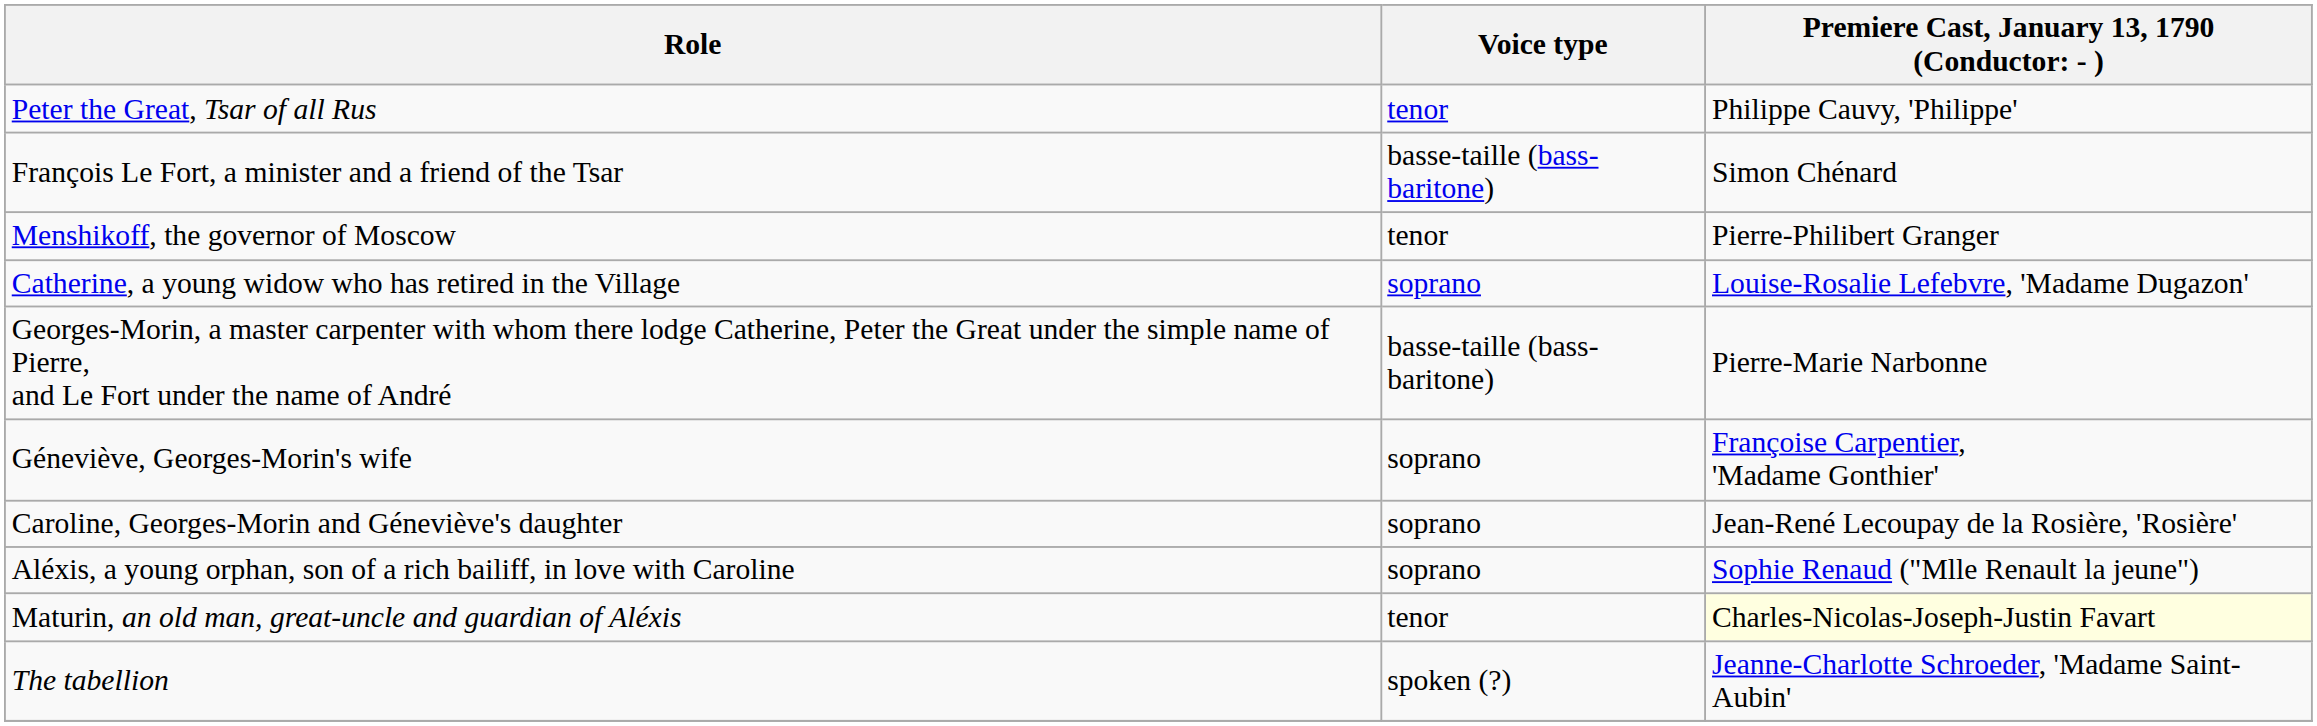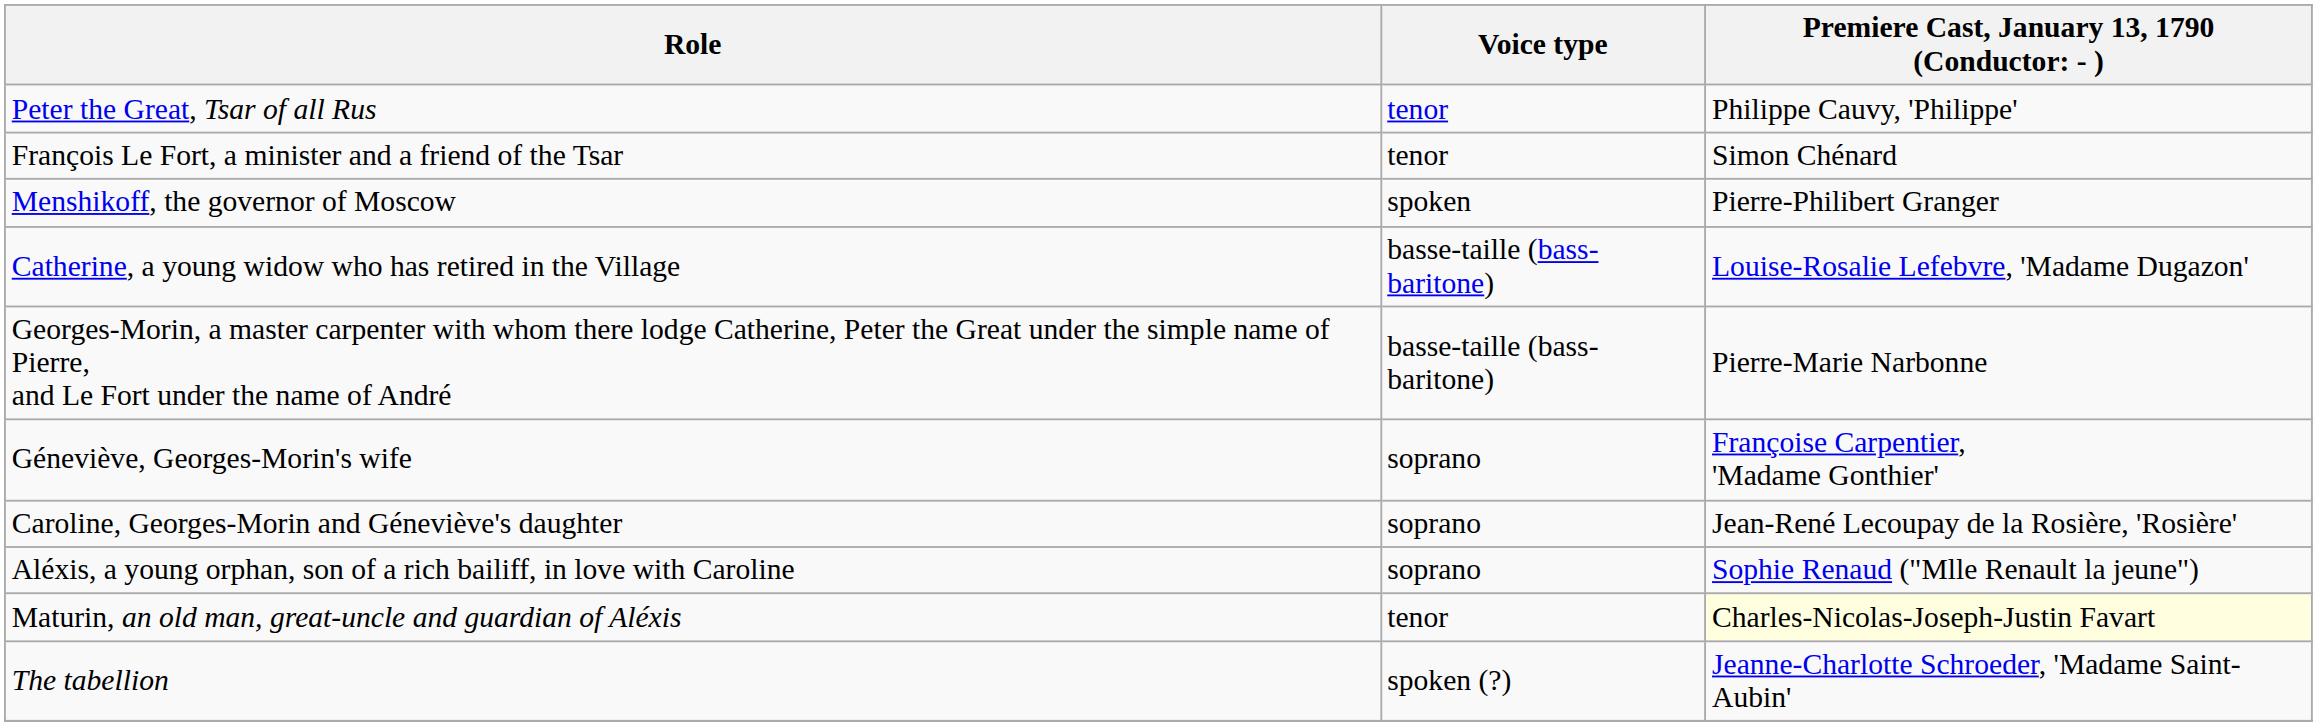(1493, 171) basse-taille (bass-baritone) -> (1418, 155) tenor
(1418, 235) tenor -> (1429, 202) spoken
(1434, 282) soprano -> (1493, 265) basse-taille (bass-baritone)
